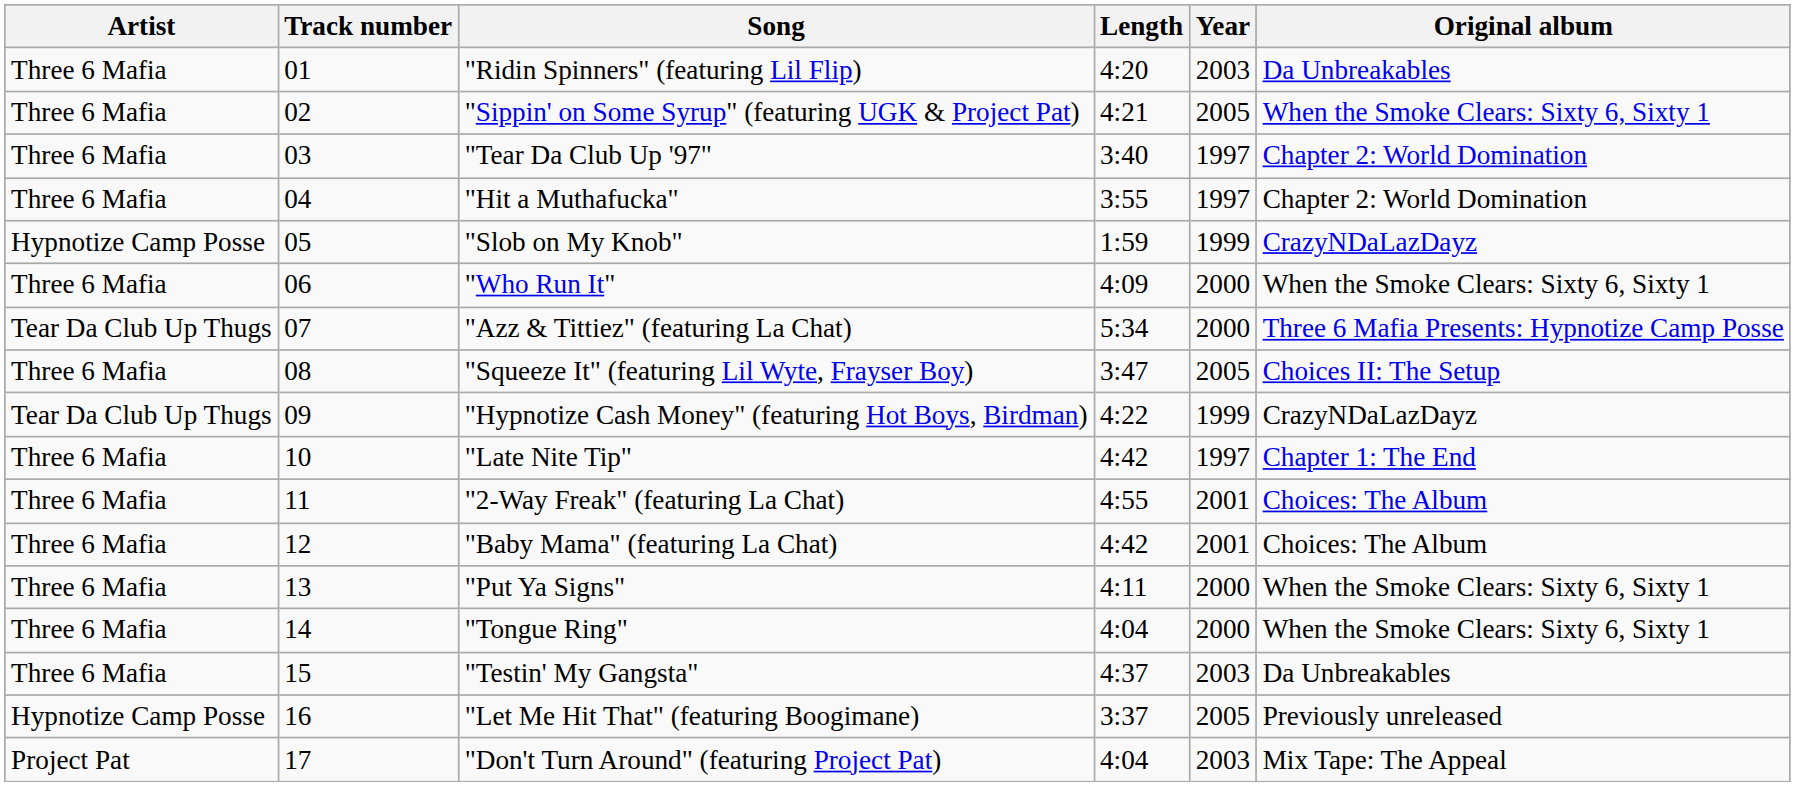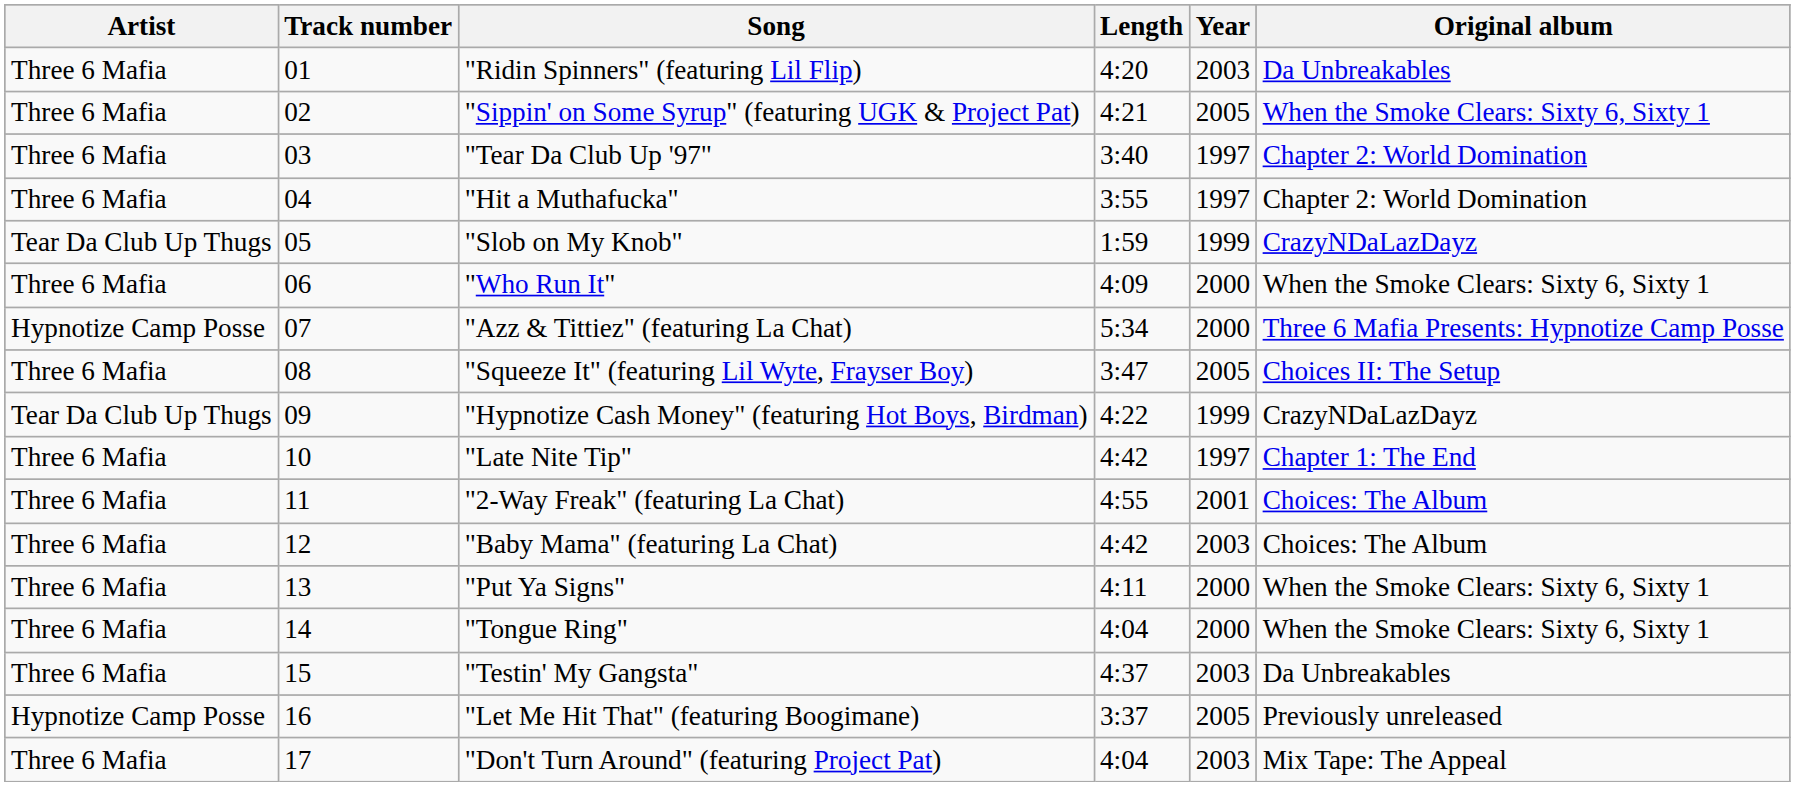(138, 241) Hypnotize Camp Posse -> (141, 241) Tear Da Club Up Thugs
(141, 328) Tear Da Club Up Thugs -> (138, 328) Hypnotize Camp Posse
(1223, 543) 2001 -> (1223, 543) 2003
(70, 759) Project Pat -> (89, 759) Three 6 Mafia
